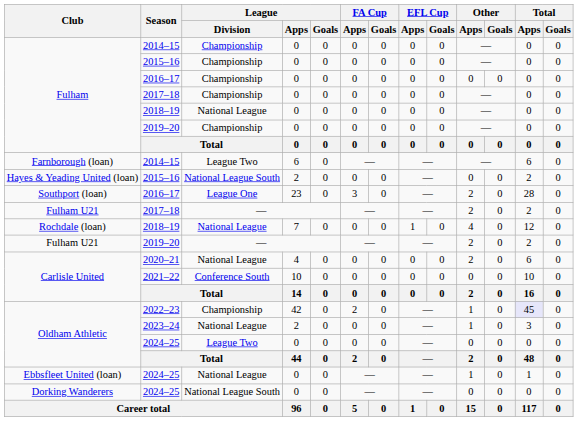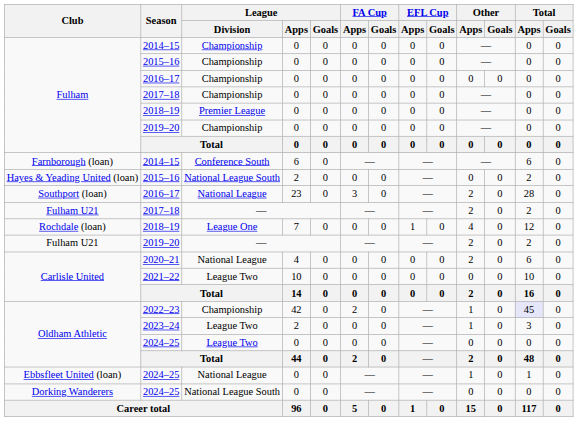(232, 111) National League -> (232, 111) Premier League
(232, 161) League Two -> (232, 161) Conference South
(232, 194) League One -> (232, 194) National League
(232, 227) National League -> (232, 227) League One
(232, 276) Conference South -> (232, 276) League Two
(232, 326) National League -> (232, 326) League Two
